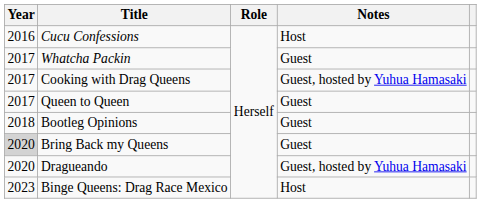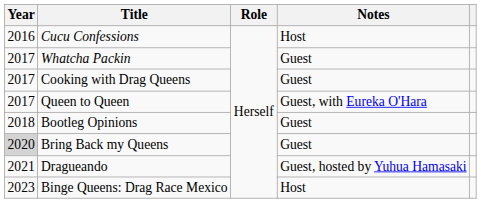(373, 79) Guest, hosted by Yuhua Hamasaki -> (296, 79) Guest
(296, 101) Guest -> (354, 101) Guest, with Eureka O'Hara
(21, 166) 2020 -> (21, 166) 2021
